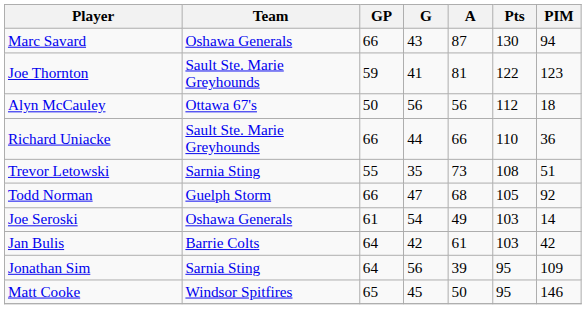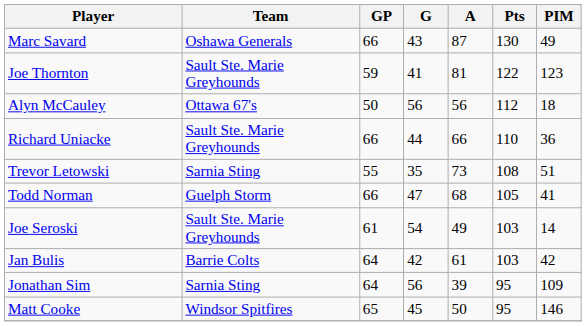(548, 40) 94 -> (548, 40) 49
(548, 195) 92 -> (548, 195) 41
(239, 219) Oshawa Generals -> (235, 228) Sault Ste. Marie Greyhounds
